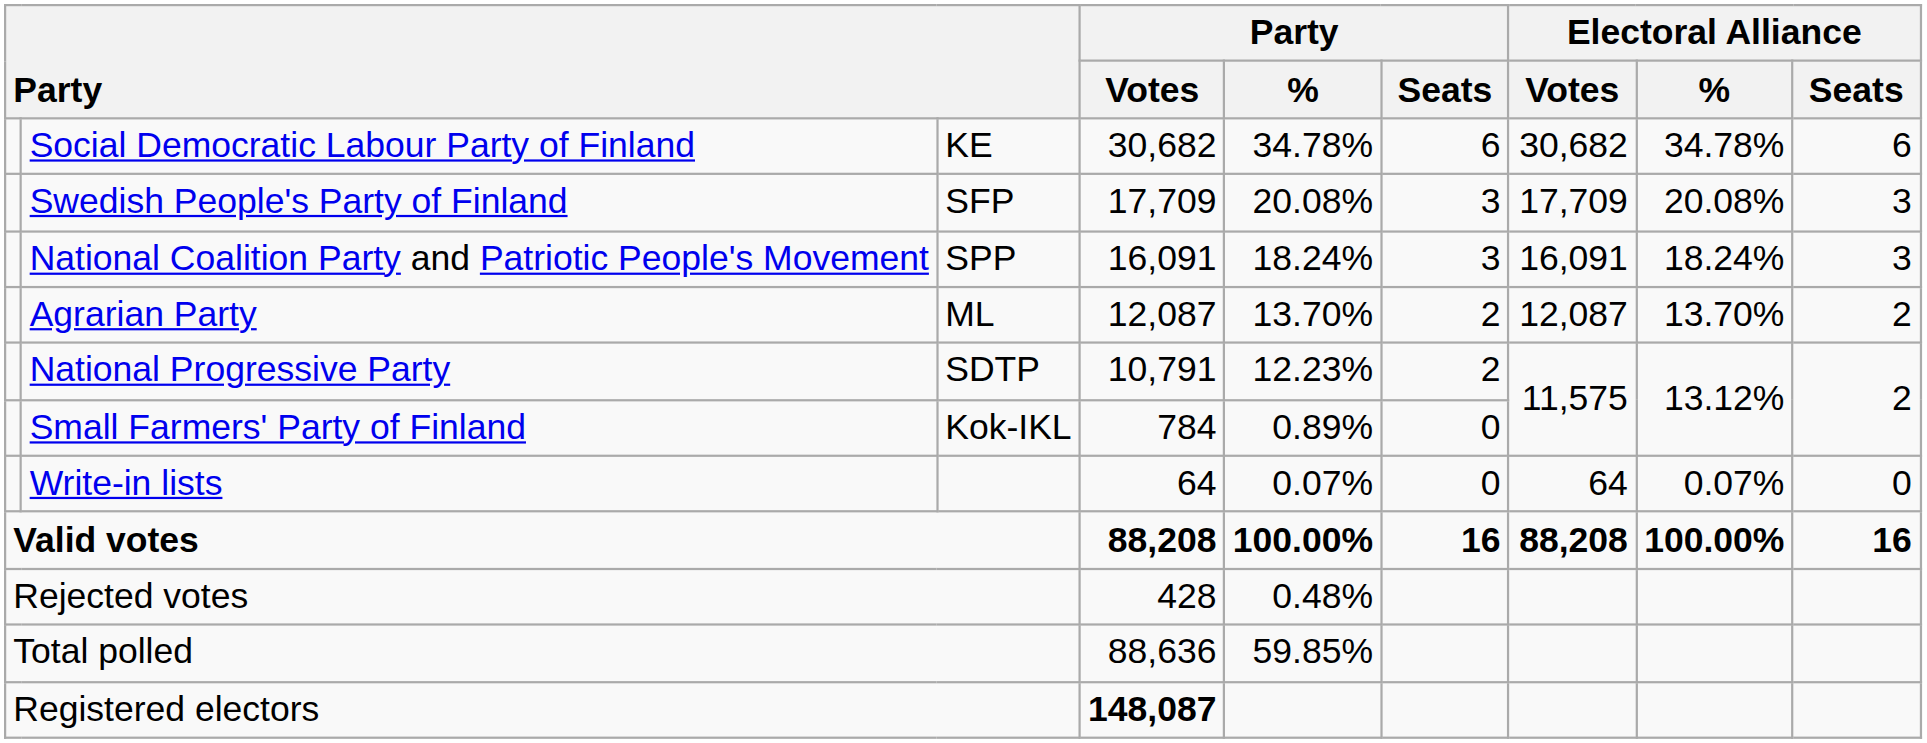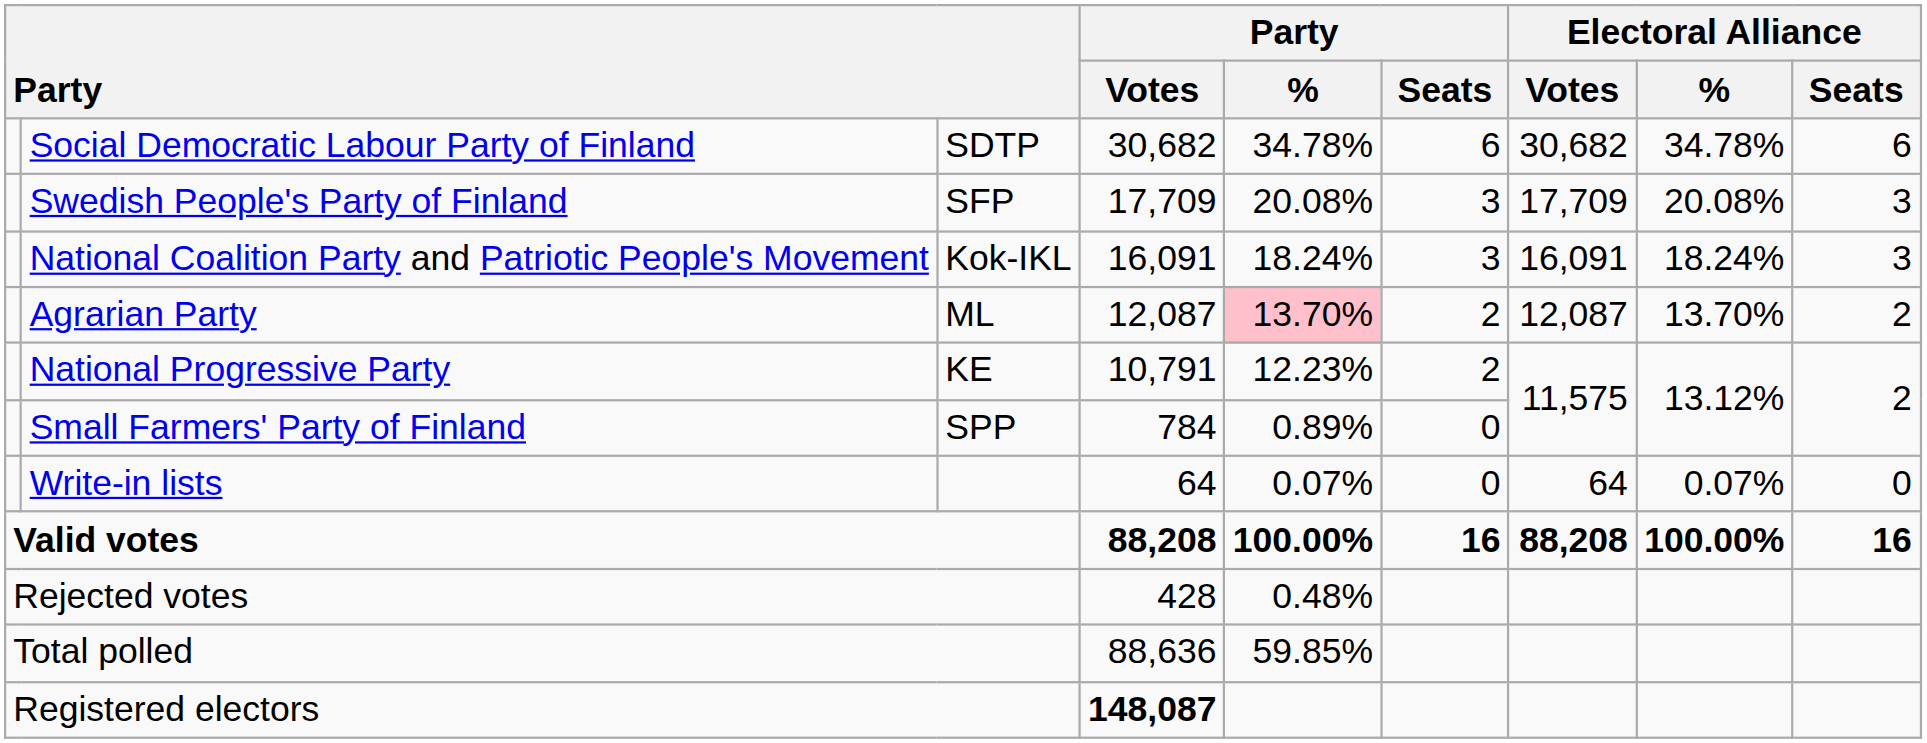(969, 145) KE -> (993, 145) SDTP
(981, 257) SPP -> (1008, 257) Kok-IKL
(1313, 314) no background -> (1313, 314) pink background
(993, 370) SDTP -> (969, 370) KE
(1008, 426) Kok-IKL -> (981, 426) SPP
